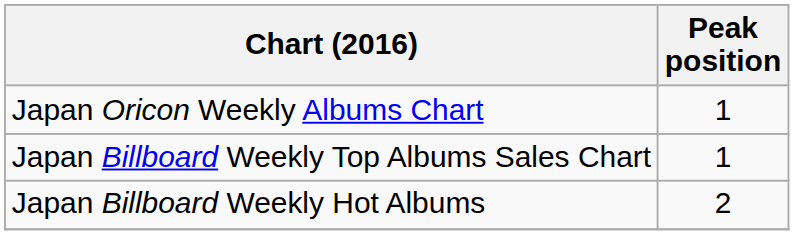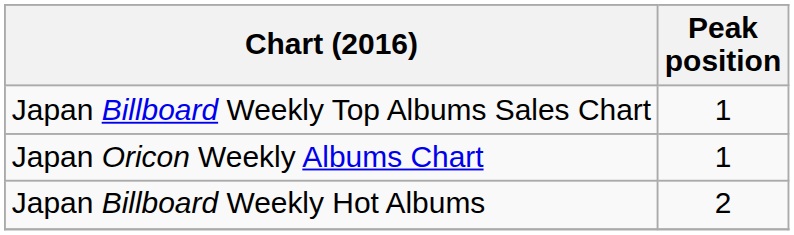rows swapped: (248, 109) <-> (331, 156)
